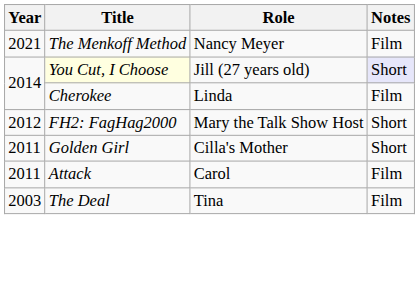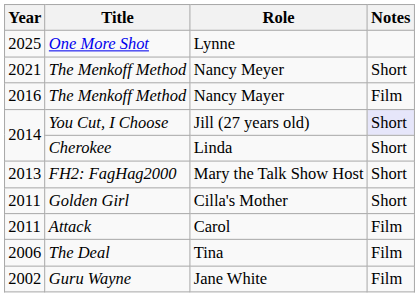+ row: (214, 43)
(387, 43) Film -> (389, 69) Short
+ row: (239, 95)
(109, 69) lightyellow background -> (109, 122) no background
(387, 95) Film -> (389, 148) Short
(25, 122) 2012 -> (25, 174) 2013
(25, 200) 2003 -> (25, 252) 2006
+ row: (230, 278)
